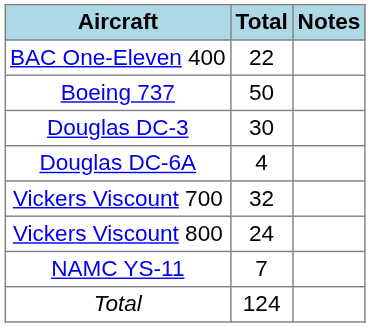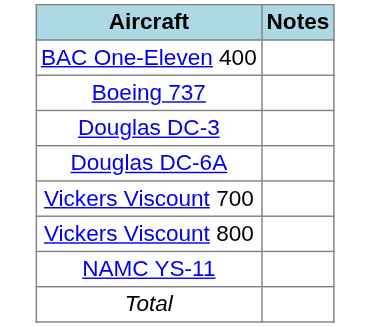- column: (262, 22)
